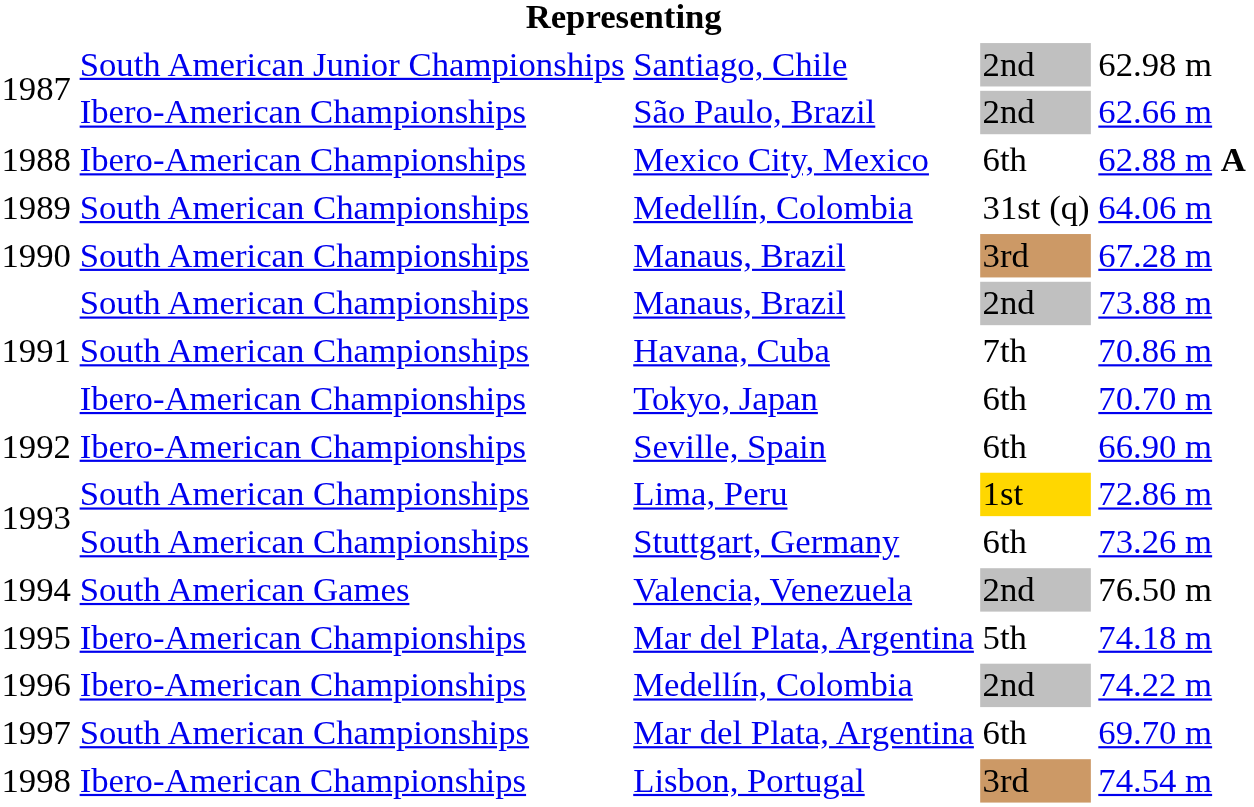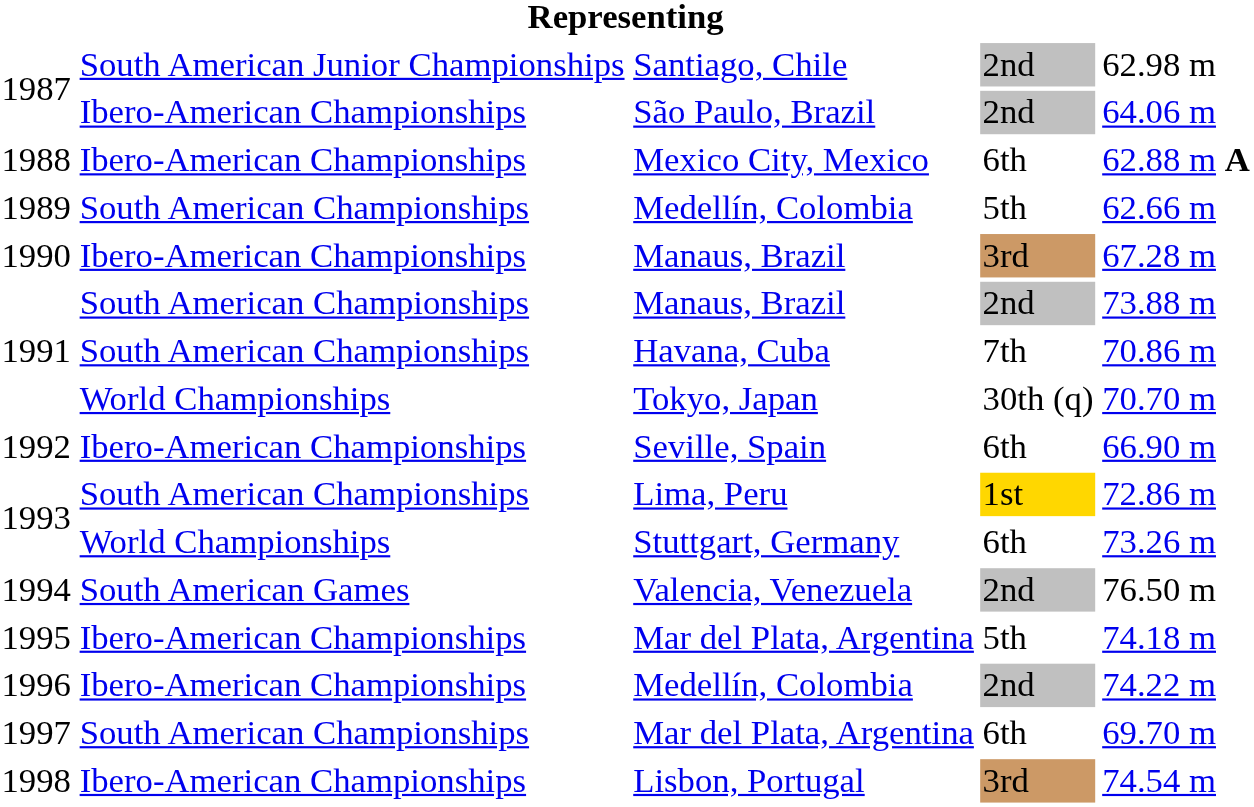(1155, 111) 62.66 m -> (1159, 111) 64.06 m
(1036, 207) 31st (q) -> (1005, 207) 5th
(1155, 207) 64.06 m -> (1159, 207) 62.66 m
(304, 255) South American Championships -> (303, 255) Ibero-American Championships
(303, 398) Ibero-American Championships -> (235, 398) World Championships
(1005, 398) 6th -> (1038, 398) 30th (q)
(304, 541) South American Championships -> (235, 541) World Championships
